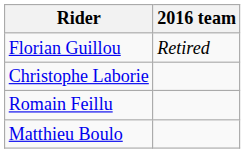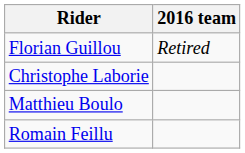rows swapped: (66, 133) <-> (61, 104)
